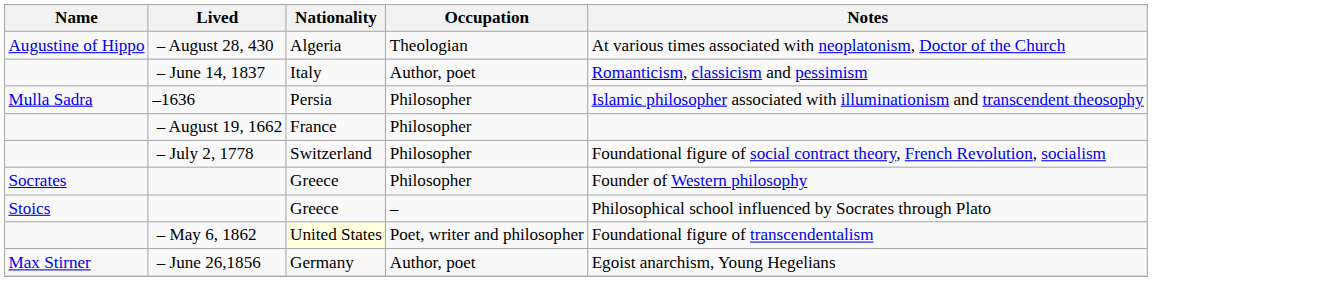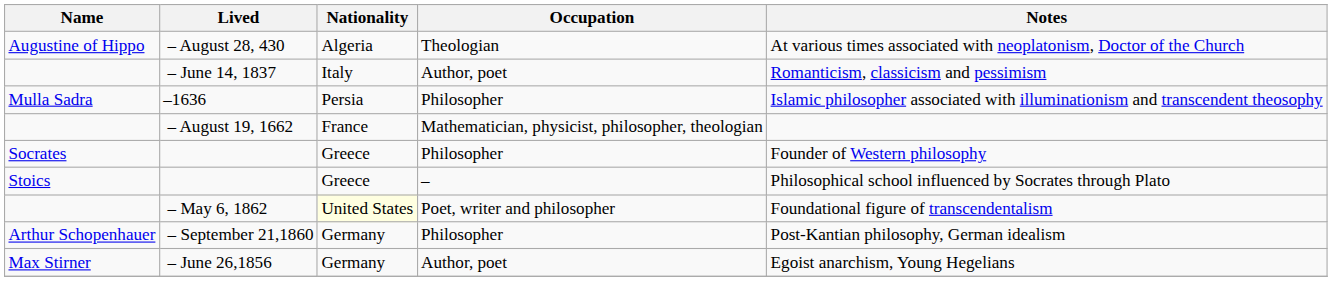(431, 126) Philosopher -> (592, 126) Mathematician, physicist, philosopher, theologian
- row: (76, 154)
+ row: (82, 235)
